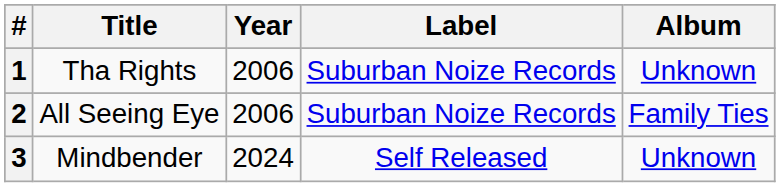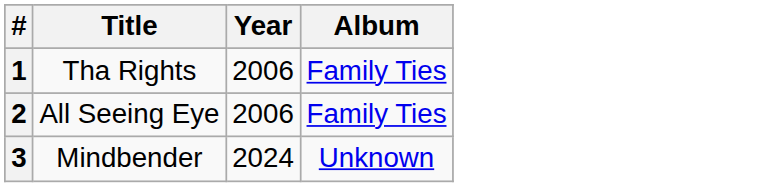- column: (461, 26)
(699, 70) Unknown -> (377, 70) Family Ties
